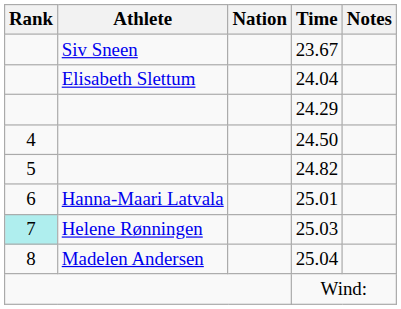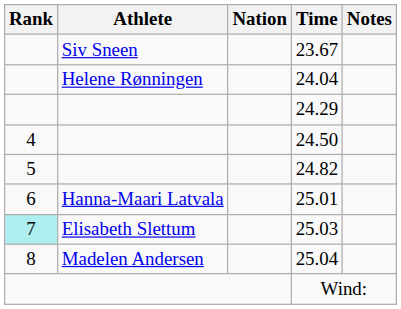(129, 79) Elisabeth Slettum -> (132, 79) Helene Rønningen
(132, 229) Helene Rønningen -> (129, 229) Elisabeth Slettum
